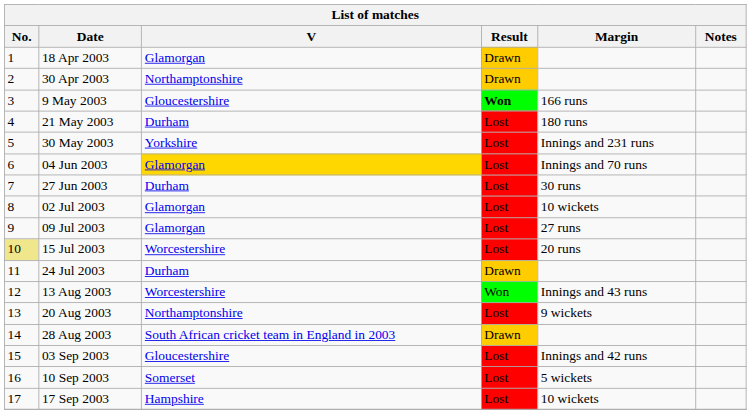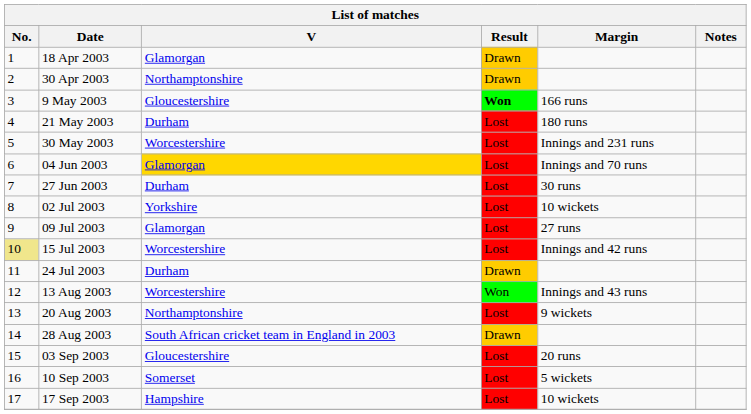(171, 143) Yorkshire -> (185, 143) Worcestershire
(175, 206) Glamorgan -> (171, 206) Yorkshire
(561, 249) 20 runs -> (594, 249) Innings and 42 runs
(594, 356) Innings and 42 runs -> (561, 356) 20 runs
